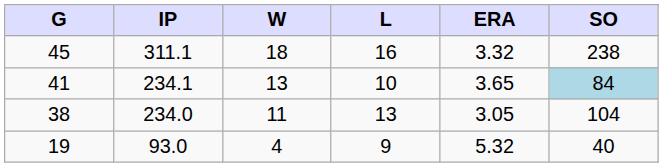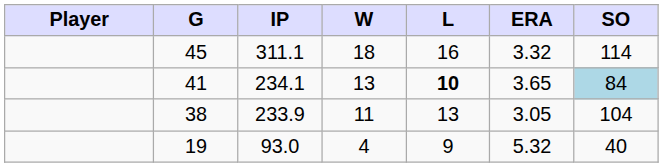+ column: (79, 20)
(604, 51) 238 -> (616, 51) 114
(386, 83) normal -> (448, 83) bold
(168, 114) 234.0 -> (280, 114) 233.9
